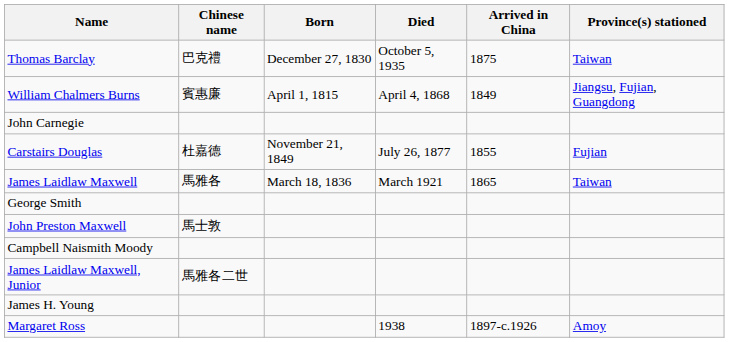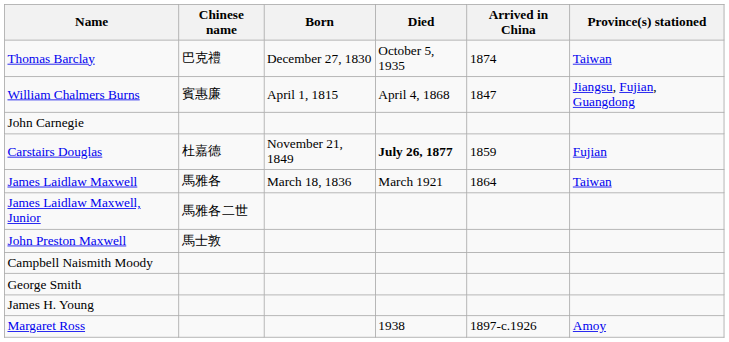(483, 58) 1875 -> (483, 58) 1874
(483, 94) 1849 -> (483, 94) 1847
(414, 151) normal -> (415, 151) bold
(483, 151) 1855 -> (483, 151) 1859
(483, 181) 1865 -> (483, 181) 1864
rows swapped: (74, 276) <-> (44, 203)
